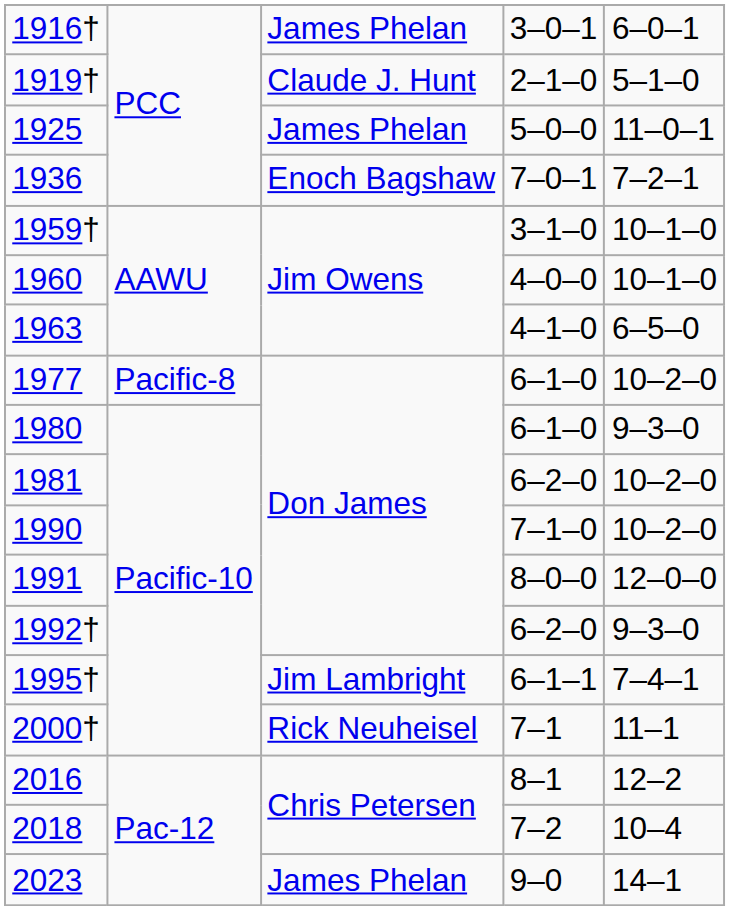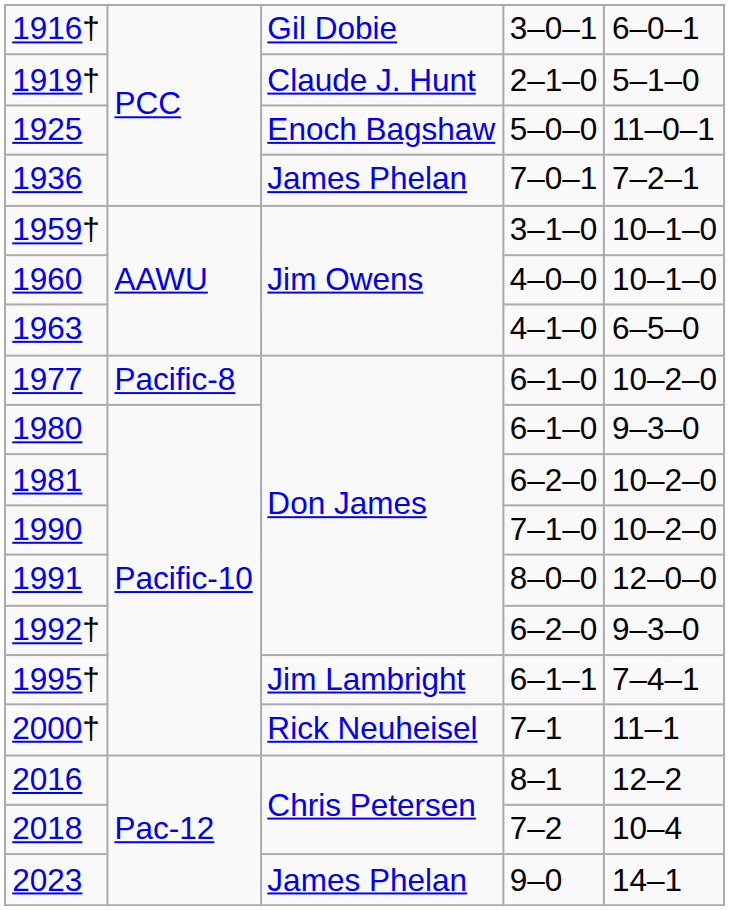(367, 29) James Phelan -> (332, 29) Gil Dobie
(367, 129) James Phelan -> (381, 129) Enoch Bagshaw
(381, 179) Enoch Bagshaw -> (367, 179) James Phelan
